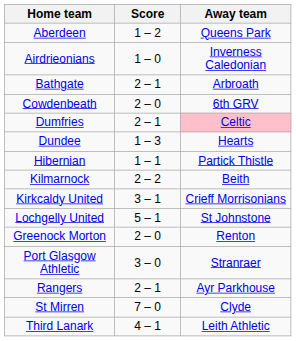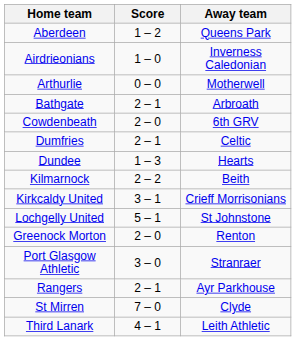+ row: (60, 84)
(236, 122) pink background -> (236, 141) no background
- row: (60, 160)
